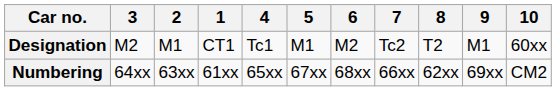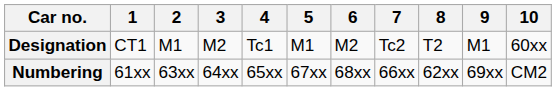columns swapped: (221, 18) <-> (132, 18)
